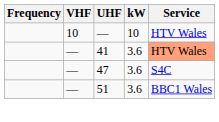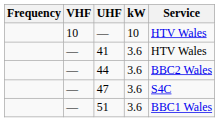(179, 51) lightsalmon background -> (179, 51) no background
+ row: (103, 70)
